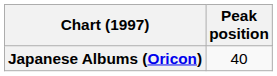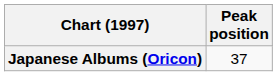(239, 58) 40 -> (239, 58) 37
